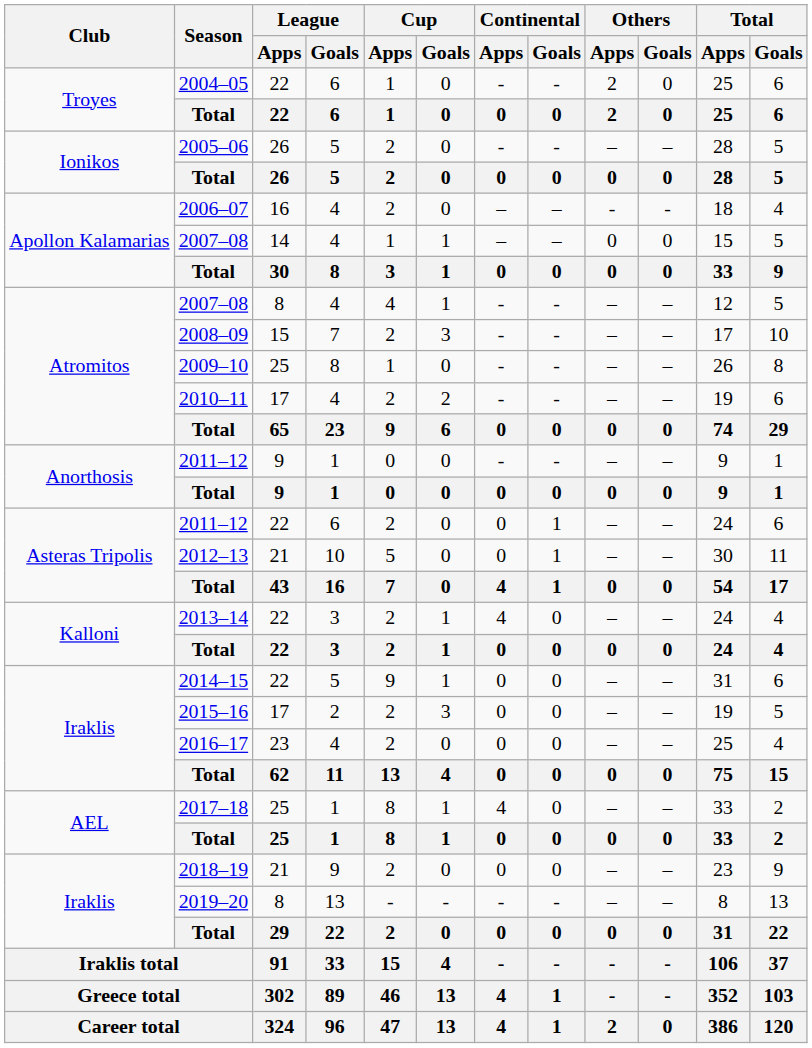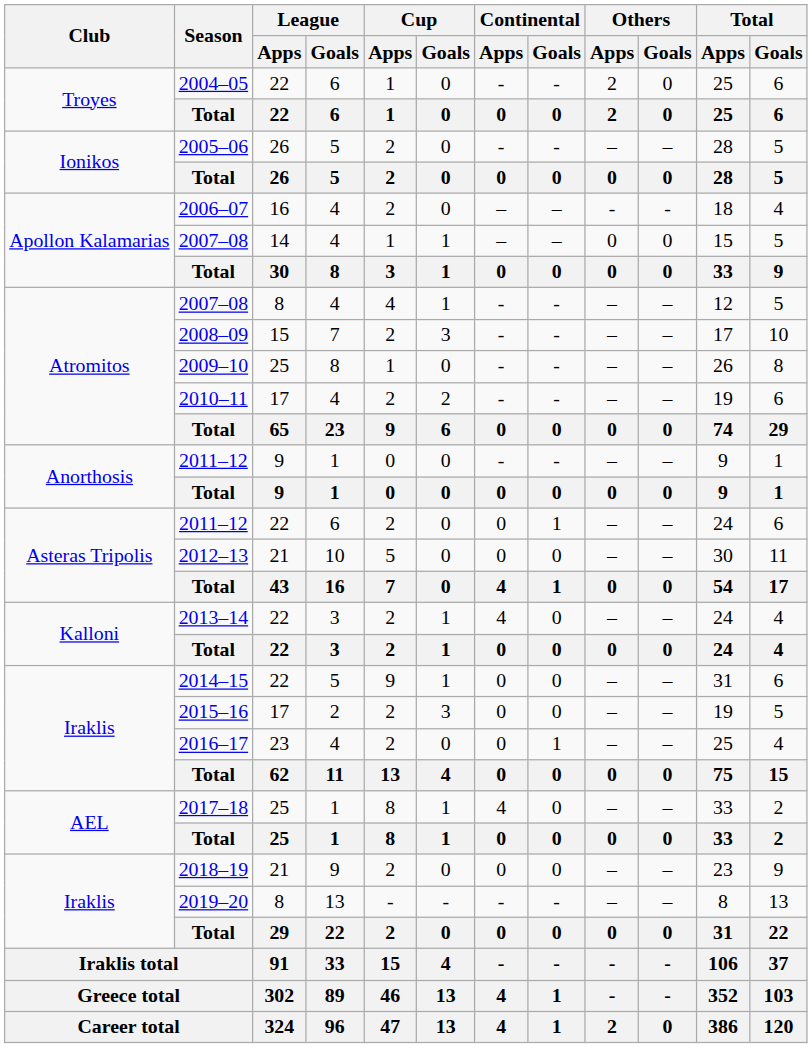(557, 555) 1 -> (557, 555) 0
(557, 743) 0 -> (557, 743) 1
